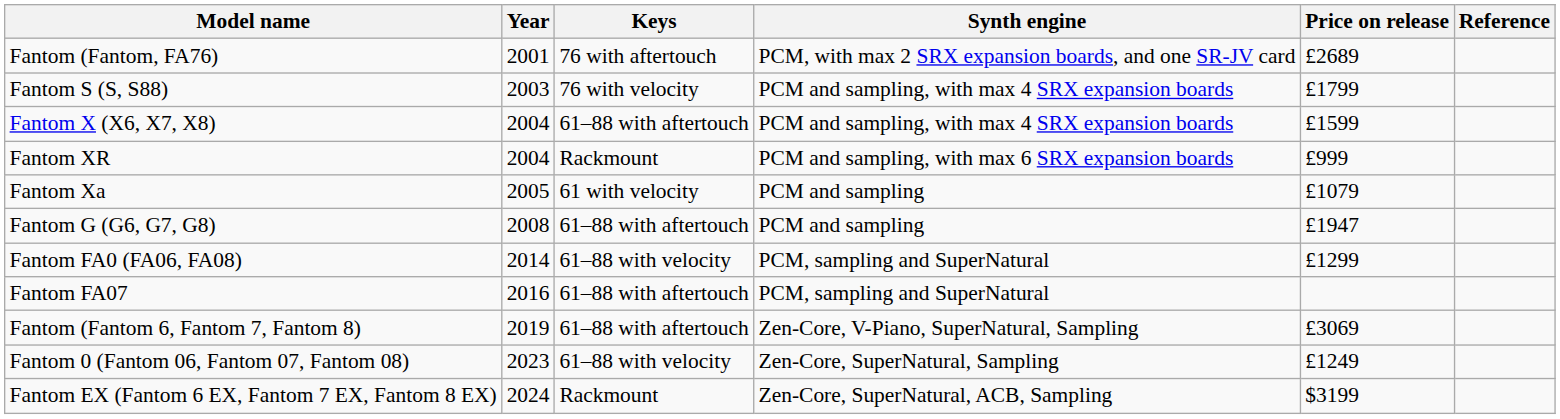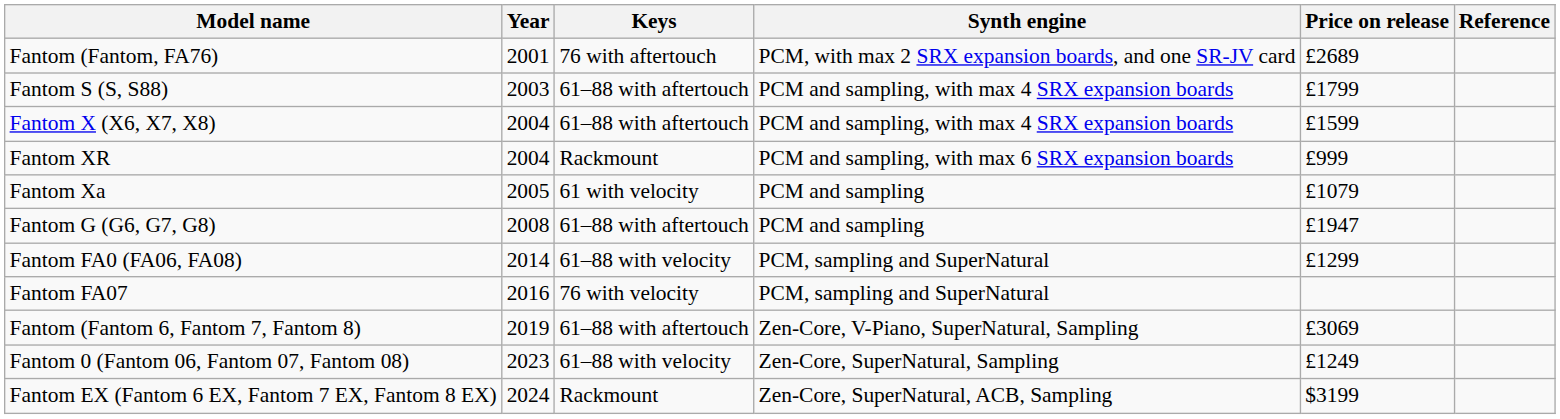(629, 89) 76 with velocity -> (654, 89) 61–88 with aftertouch
(654, 293) 61–88 with aftertouch -> (629, 293) 76 with velocity
